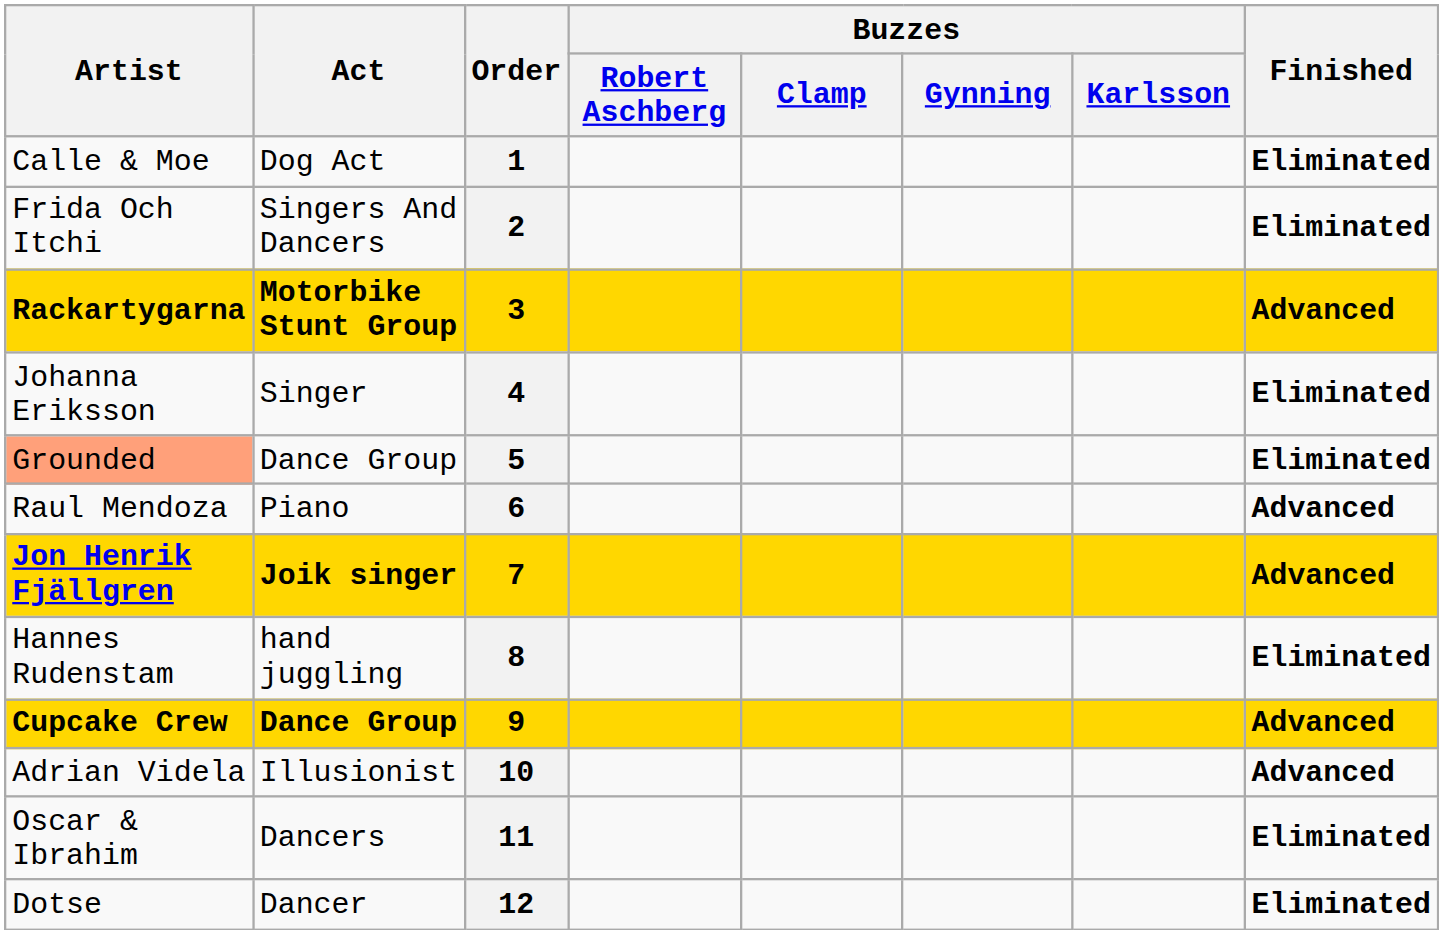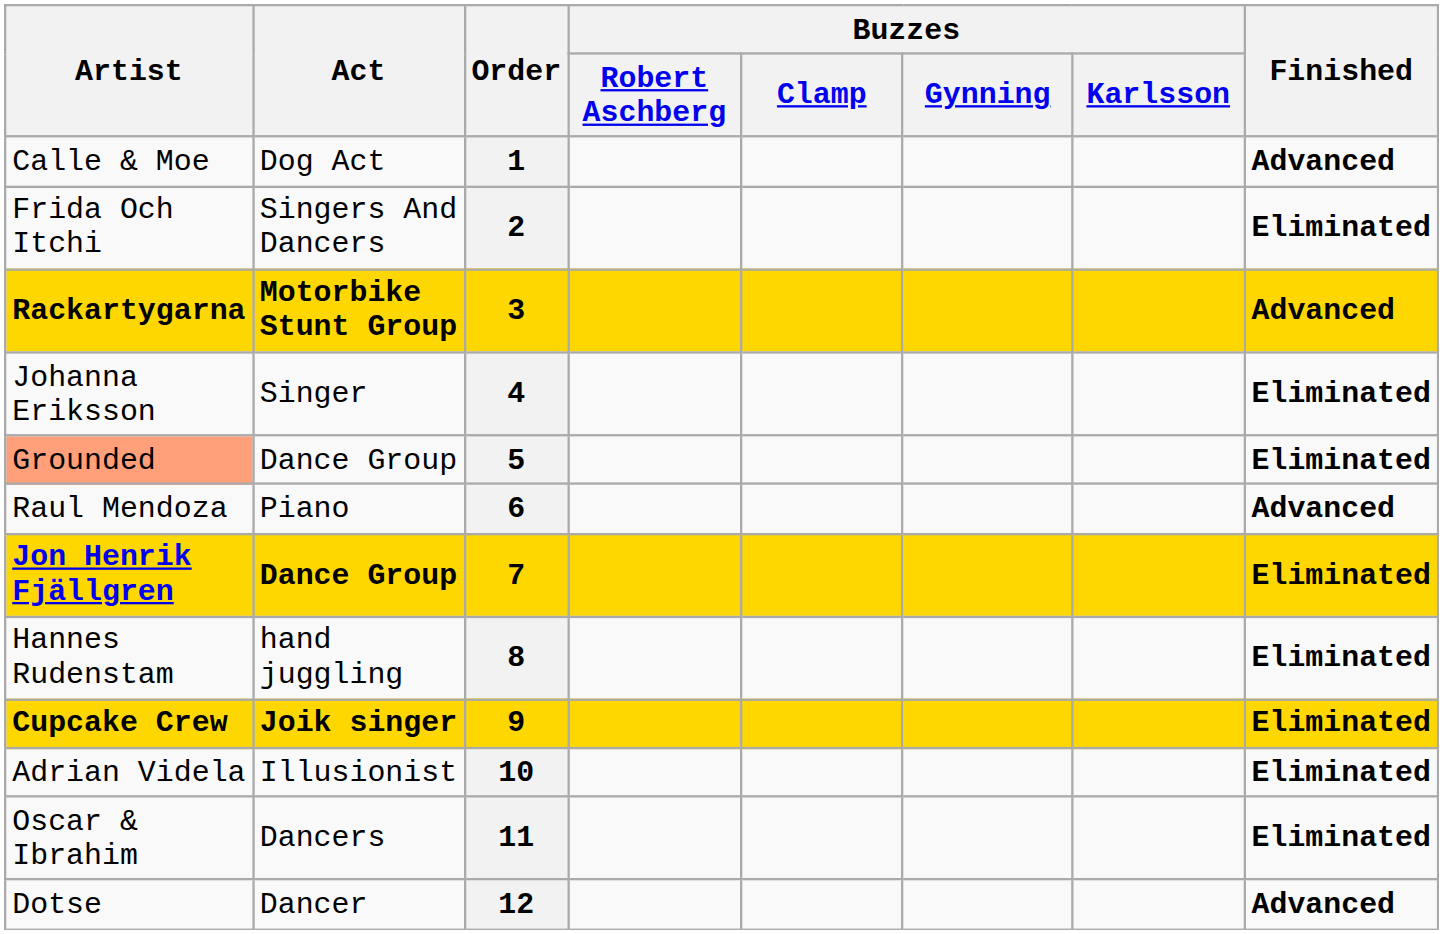(1341, 161) Eliminated -> (1323, 161) Advanced
(358, 575) Joik singer -> (358, 575) Dance Group
(1323, 575) Advanced -> (1341, 575) Eliminated
(358, 724) Dance Group -> (358, 724) Joik singer
(1323, 724) Advanced -> (1341, 724) Eliminated
(1323, 773) Advanced -> (1341, 773) Eliminated
(1341, 905) Eliminated -> (1323, 905) Advanced
